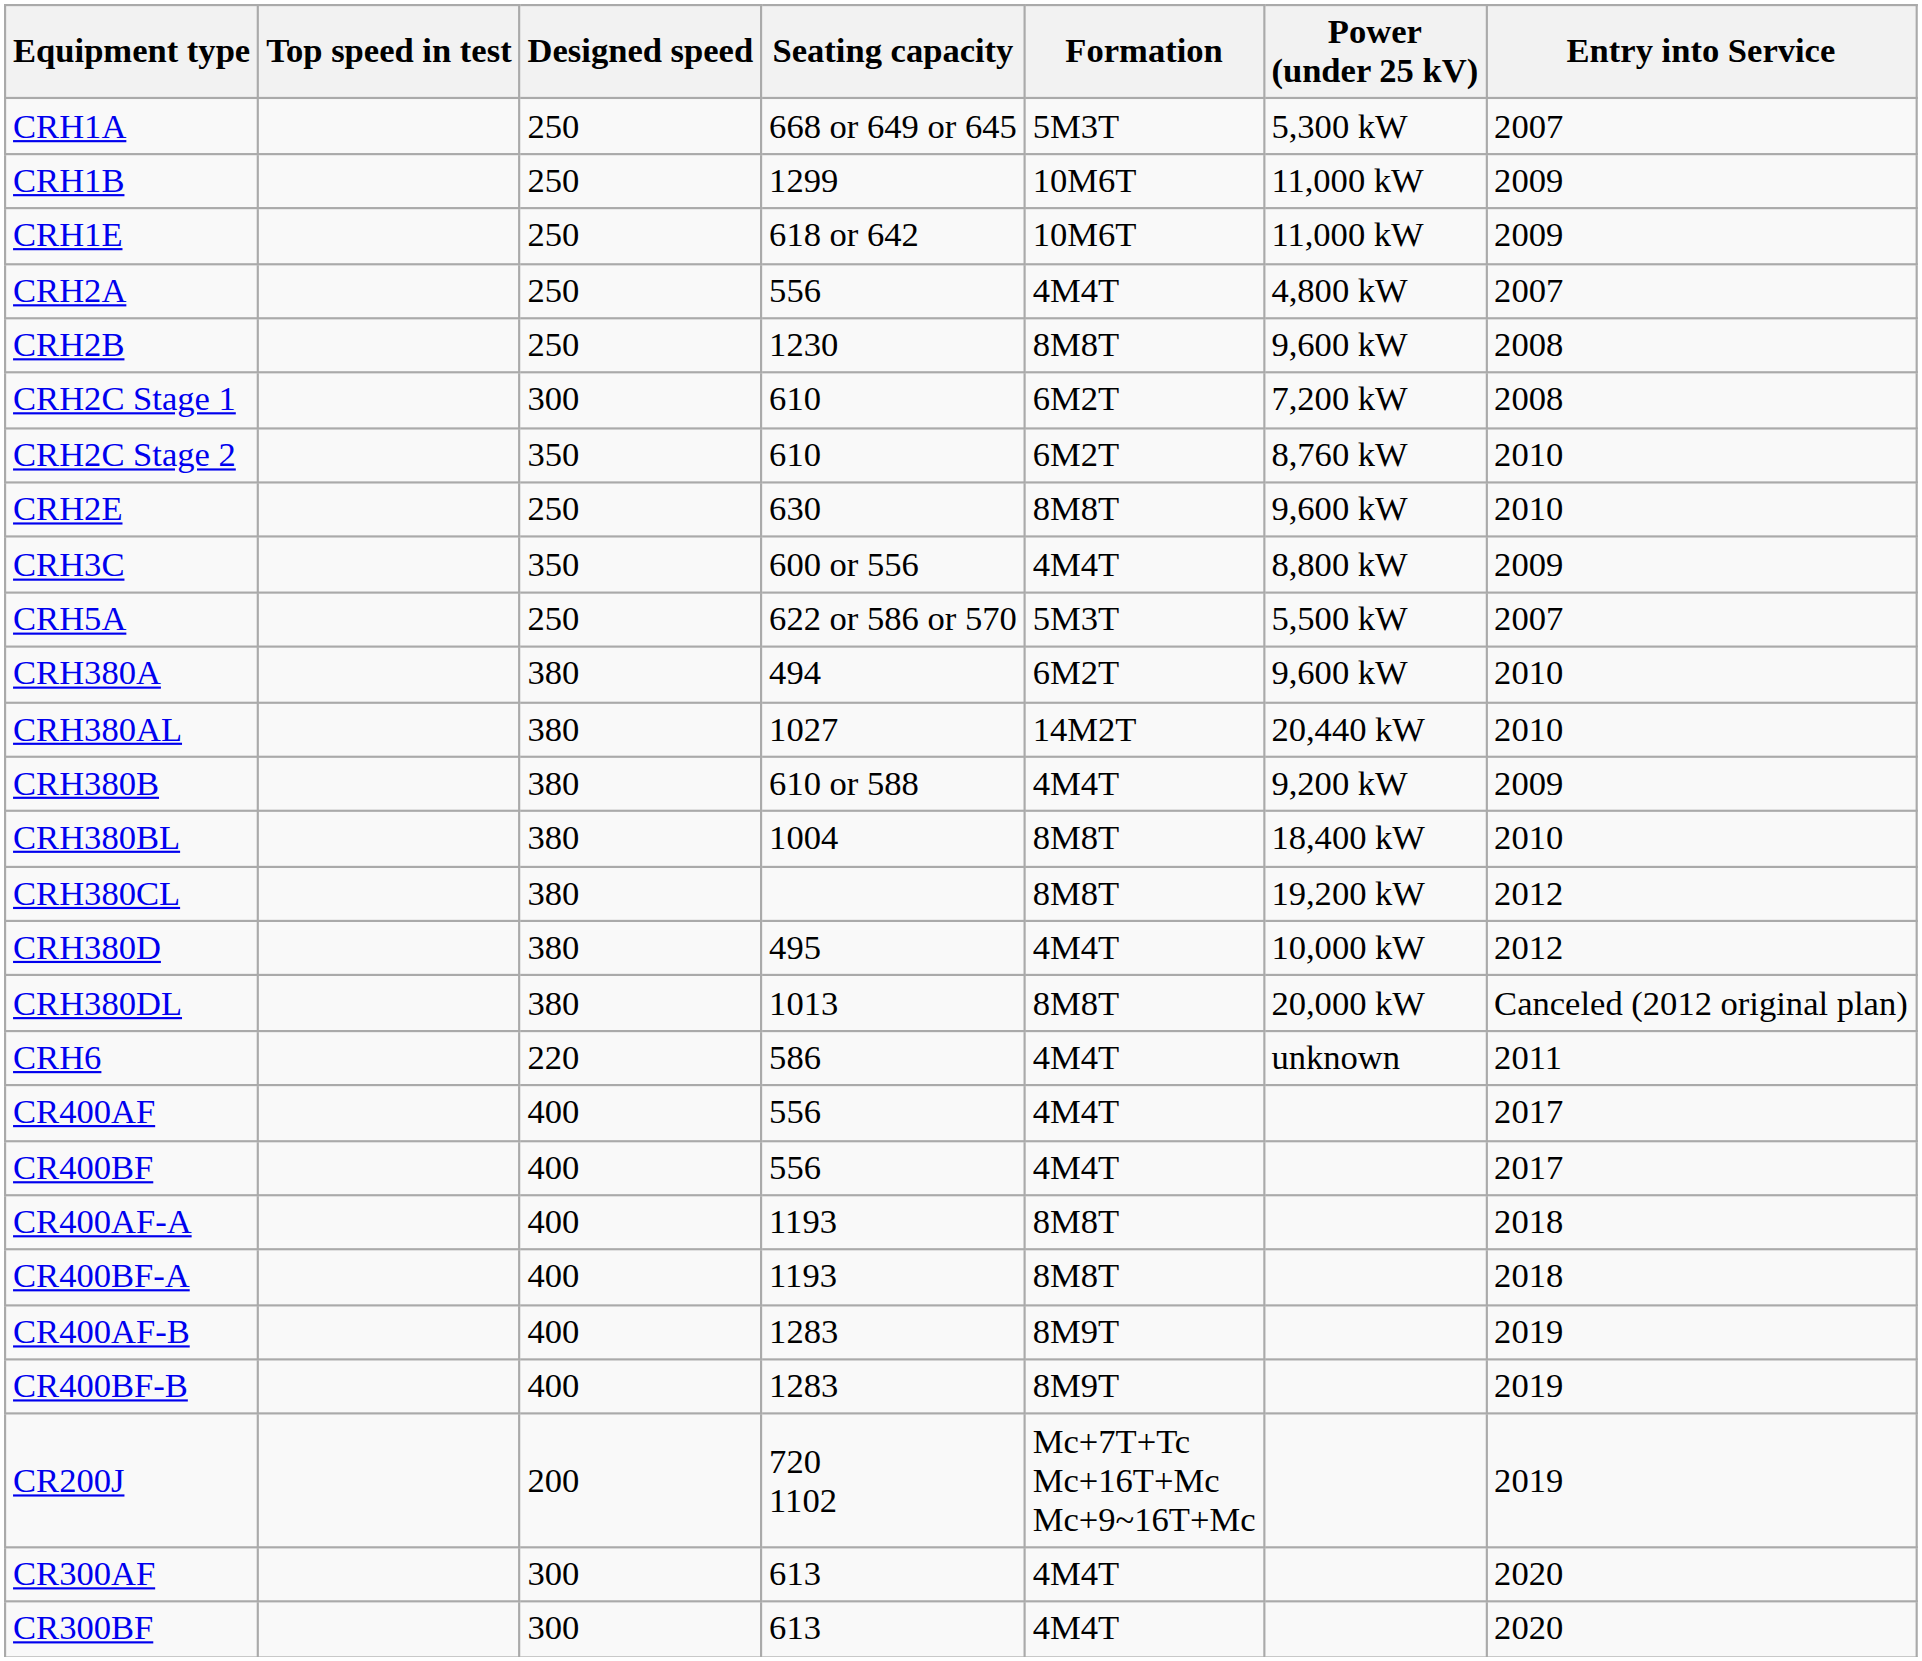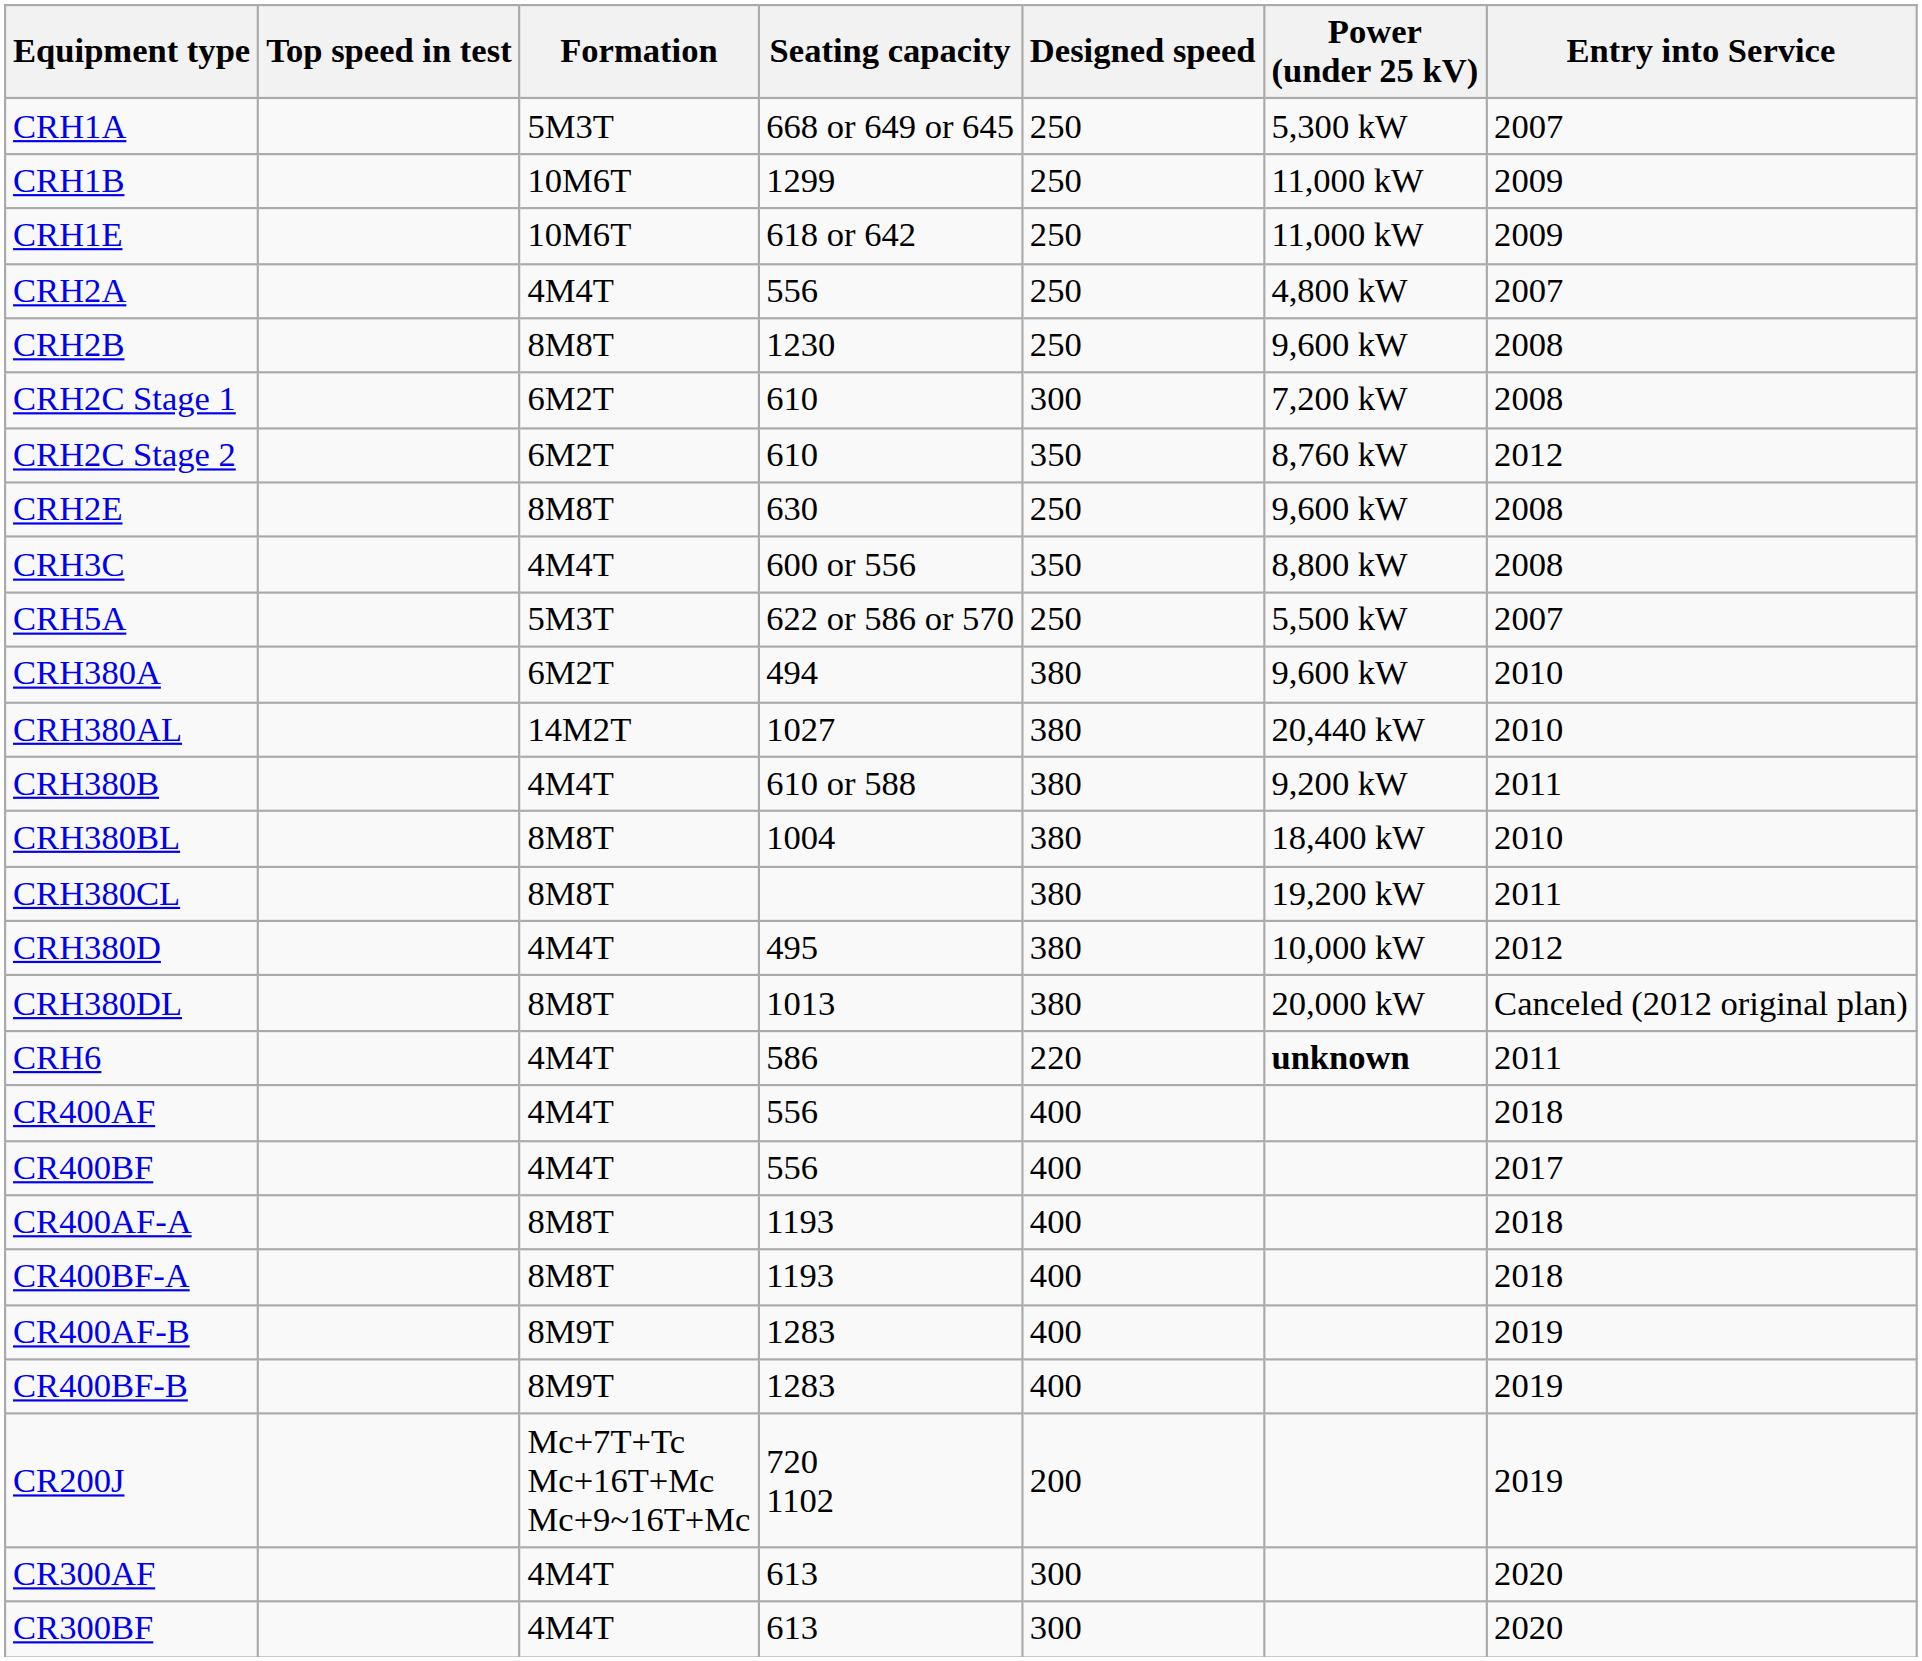columns swapped: (640, 51) <-> (1144, 51)
(1529, 454) 2010 -> (1529, 454) 2012
(1529, 509) 2010 -> (1529, 509) 2008
(1529, 564) 2009 -> (1529, 564) 2008
(1529, 783) 2009 -> (1528, 783) 2011
(1529, 892) 2012 -> (1528, 892) 2011
(1336, 1057) normal -> (1341, 1057) bold
(1529, 1112) 2017 -> (1529, 1112) 2018
